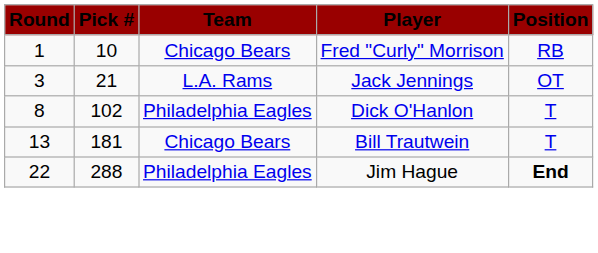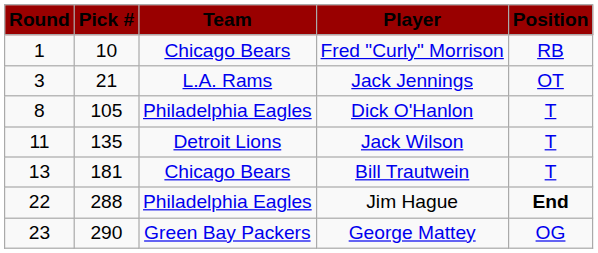(106, 111) 102 -> (106, 111) 105
+ row: (412, 141)
+ row: (412, 232)
